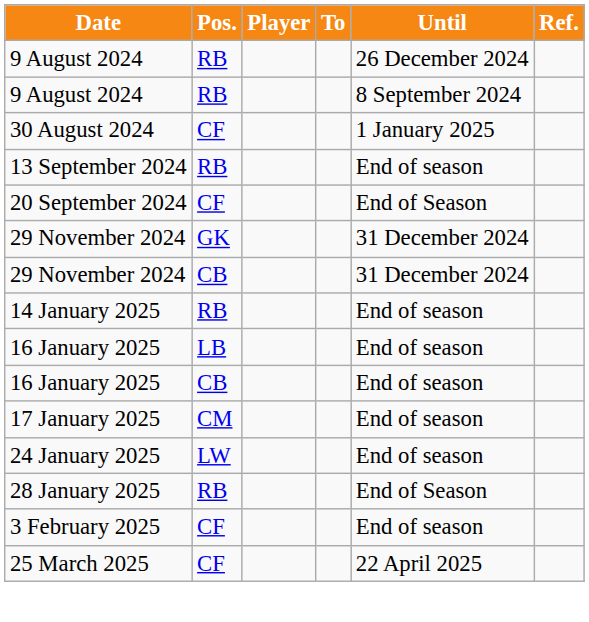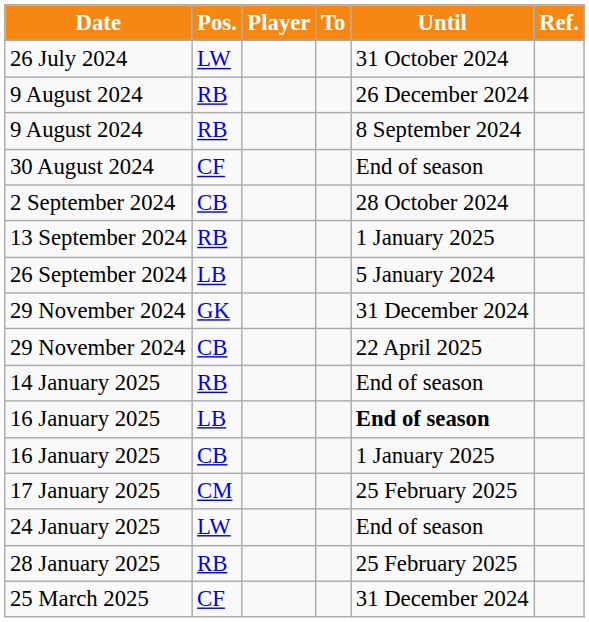+ row: (69, 58)
(425, 130) 1 January 2025 -> (420, 166) End of season
+ row: (93, 202)
(420, 166) End of season -> (425, 238) 1 January 2025
- row: (98, 202)
+ row: (98, 274)
(442, 274) 31 December 2024 -> (419, 346) 22 April 2025
(420, 346) normal -> (423, 418) bold
(420, 382) End of season -> (425, 454) 1 January 2025
(420, 418) End of season -> (437, 490) 25 February 2025
(421, 490) End of Season -> (437, 563) 25 February 2025
- row: (85, 526)
(419, 563) 22 April 2025 -> (442, 599) 31 December 2024
